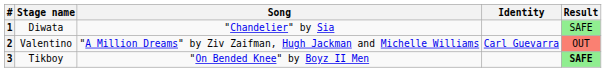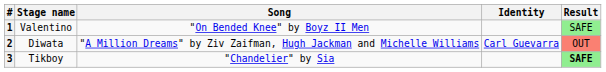(46, 28) Diwata -> (46, 28) Valentino
(279, 28) "Chandelier" by Sia -> (279, 28) "On Bended Knee" by Boyz II Men
(46, 44) Valentino -> (46, 44) Diwata
(279, 59) "On Bended Knee" by Boyz II Men -> (279, 59) "Chandelier" by Sia
